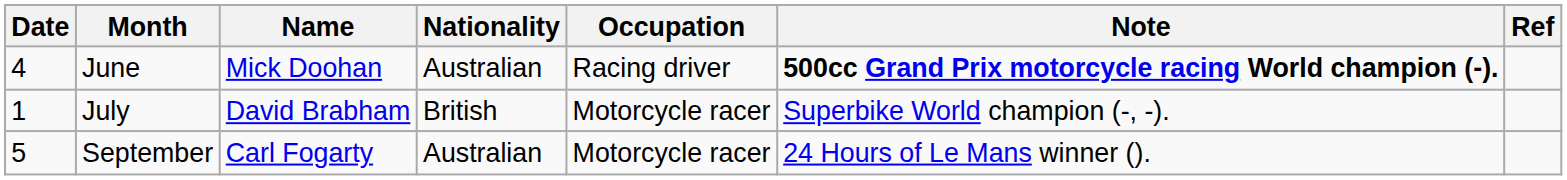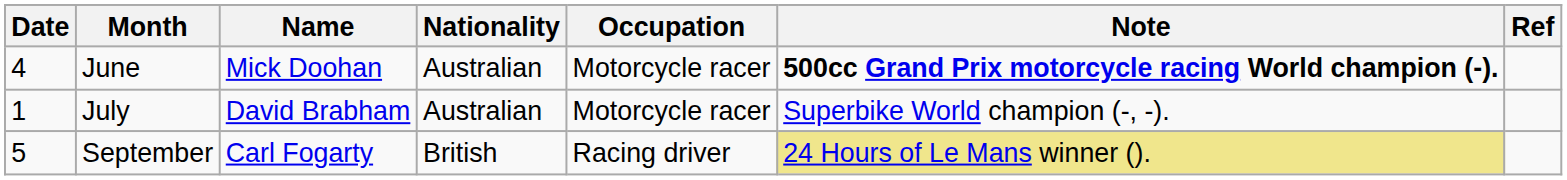(652, 68) Racing driver -> (672, 68) Motorcycle racer
(460, 110) British -> (483, 110) Australian
(483, 152) Australian -> (460, 152) British
(672, 152) Motorcycle racer -> (652, 152) Racing driver
(967, 152) no background -> (967, 152) khaki background
